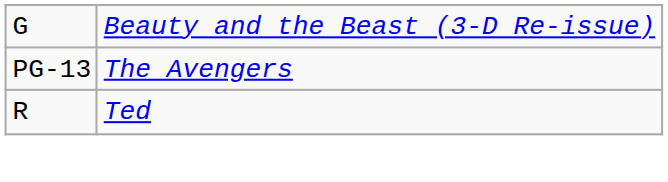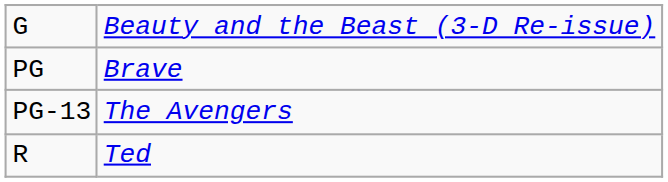+ row: (28, 69)
